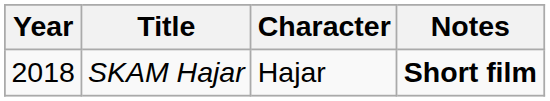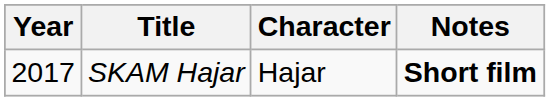(43, 72) 2018 -> (43, 72) 2017
